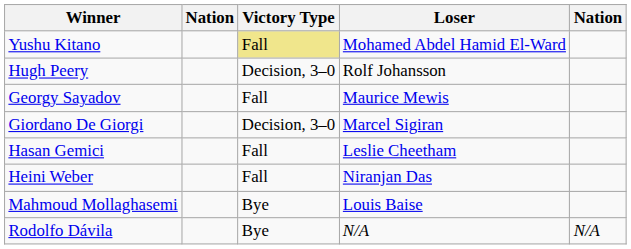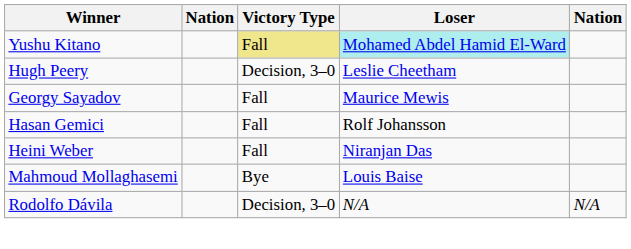(454, 44) no background -> (454, 44) paleturquoise background
(394, 71) Rolf Johansson -> (400, 71) Leslie Cheetham
- row: (76, 124)
(400, 151) Leslie Cheetham -> (394, 124) Rolf Johansson
(255, 230) Bye -> (288, 204) Decision, 3–0
